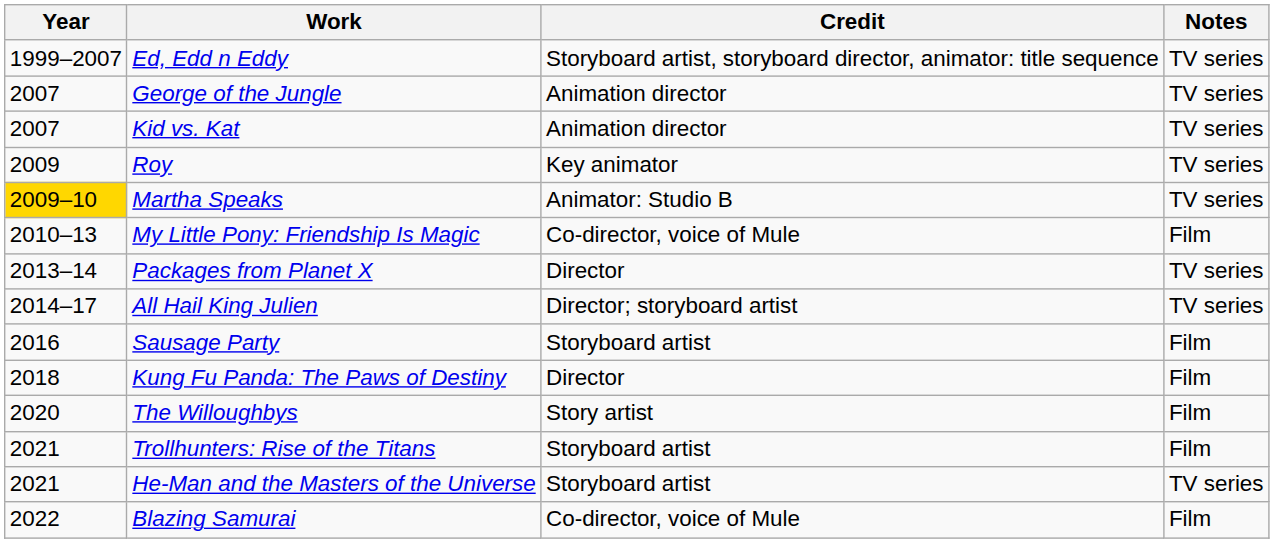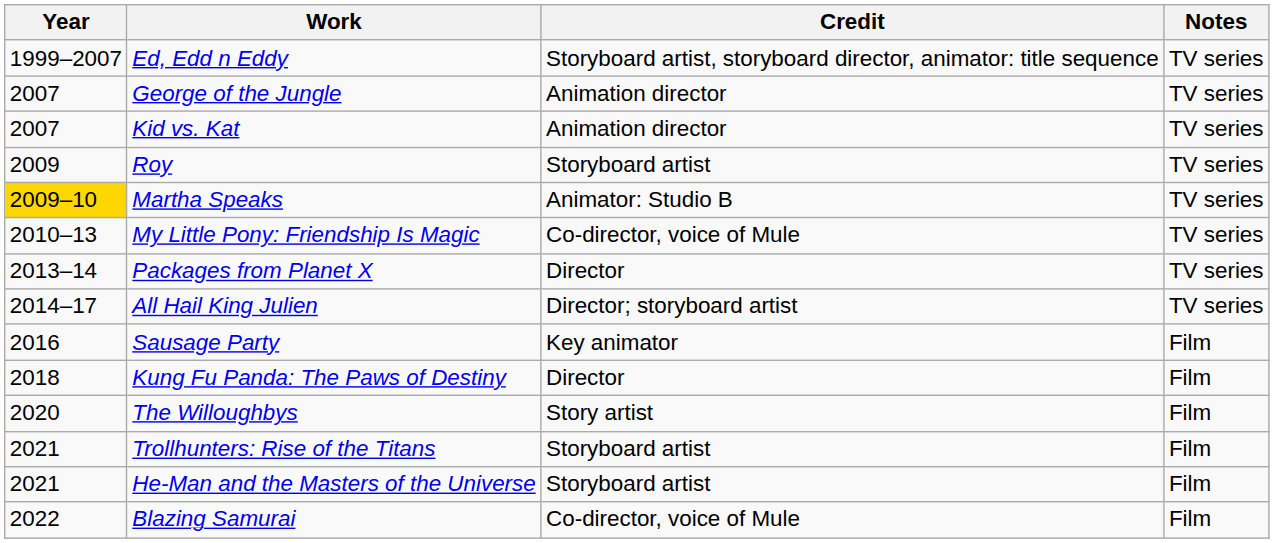(612, 164) Key animator -> (628, 164) Storyboard artist
(1190, 235) Film -> (1216, 235) TV series
(628, 341) Storyboard artist -> (612, 341) Key animator
(1216, 484) TV series -> (1190, 484) Film
